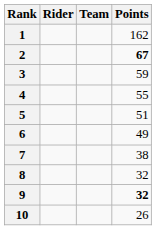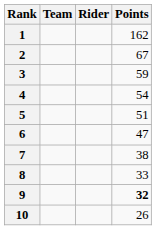columns swapped: (58, 14) <-> (94, 14)
(142, 54) bold -> (142, 54) normal
(142, 94) 55 -> (142, 94) 54
(142, 134) 49 -> (142, 134) 47
(142, 174) 32 -> (142, 174) 33
